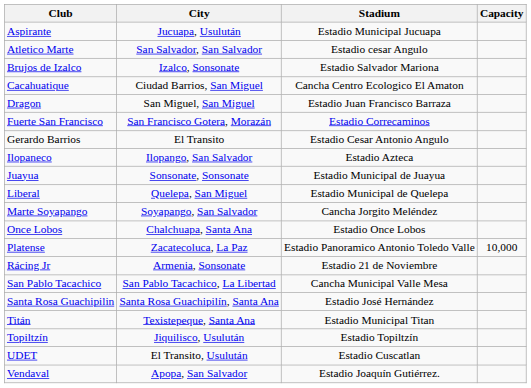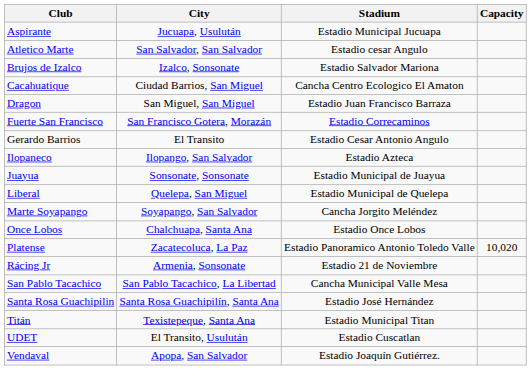(502, 247) 10,000 -> (502, 247) 10,020
- row: (27, 337)
